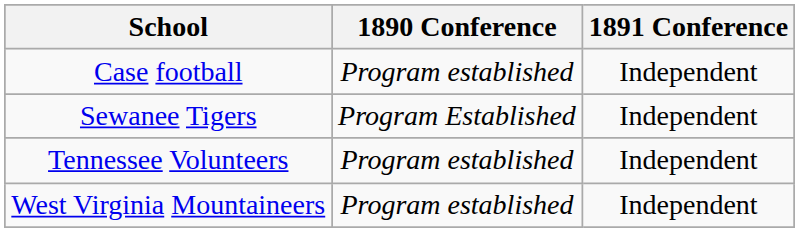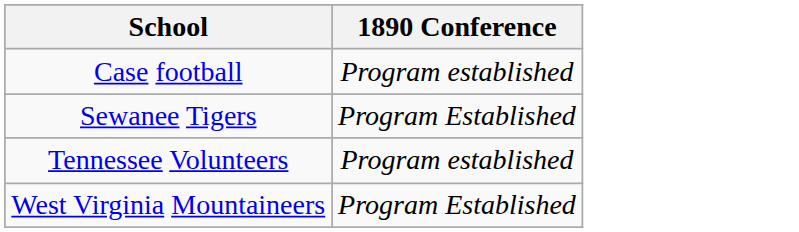- column: (688, 26)
(457, 204) Program established -> (457, 204) Program Established
